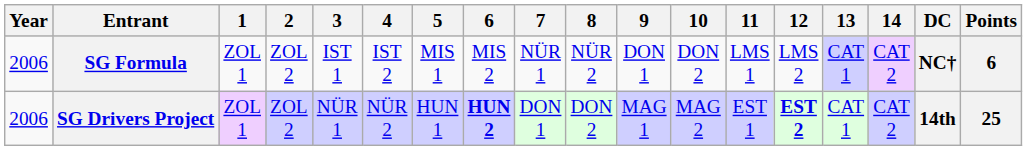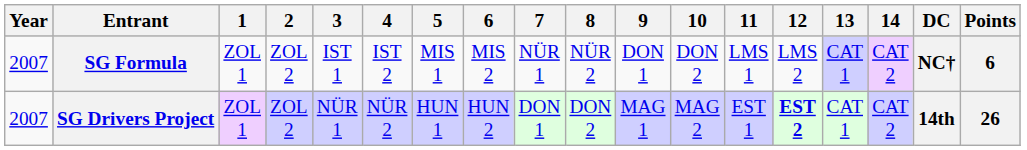(29, 63) 2006 -> (29, 63) 2007
(29, 117) 2006 -> (29, 117) 2007
(489, 117) bold -> (488, 117) normal
(991, 117) 25 -> (990, 117) 26
